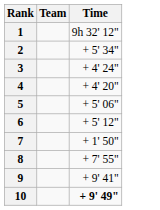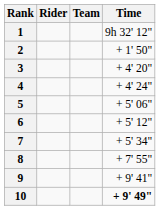+ column: (53, 13)
(101, 50) + 5' 34" -> (134, 50) + 1' 50"
(101, 68) + 4' 24" -> (134, 68) + 4' 20"
(101, 86) + 4' 20" -> (134, 86) + 4' 24"
(101, 141) + 1' 50" -> (134, 141) + 5' 34"
